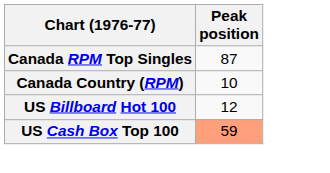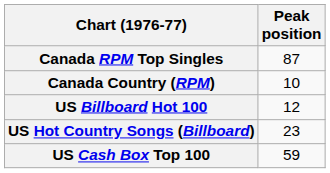+ row: (131, 131)
(229, 131) lightsalmon background -> (292, 155) no background
